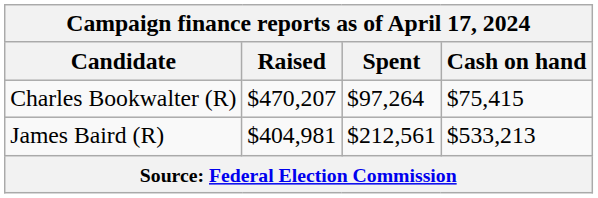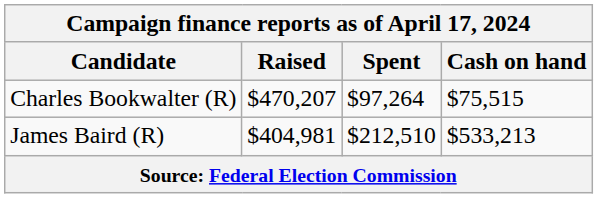(485, 98) $75,415 -> (485, 98) $75,515
(391, 135) $212,561 -> (391, 135) $212,510
